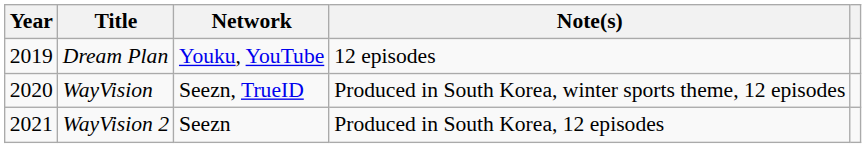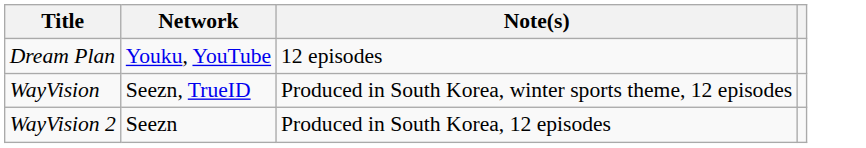- column: (31, 21)
